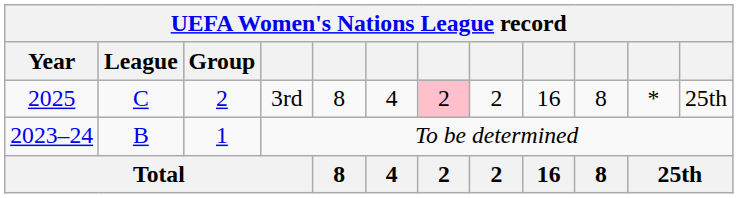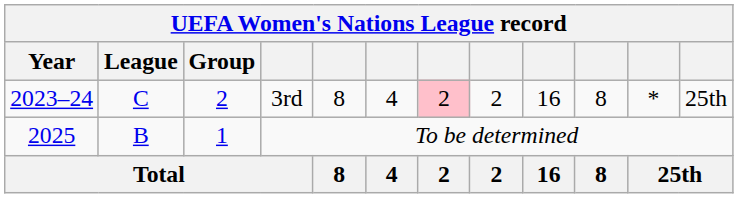(52, 98) 2025 -> (52, 98) 2023–24
(52, 135) 2023–24 -> (52, 135) 2025
